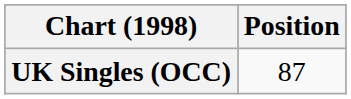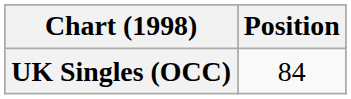(292, 70) 87 -> (292, 70) 84
